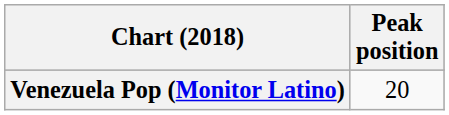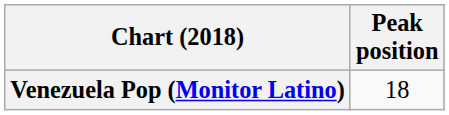(397, 89) 20 -> (397, 89) 18
